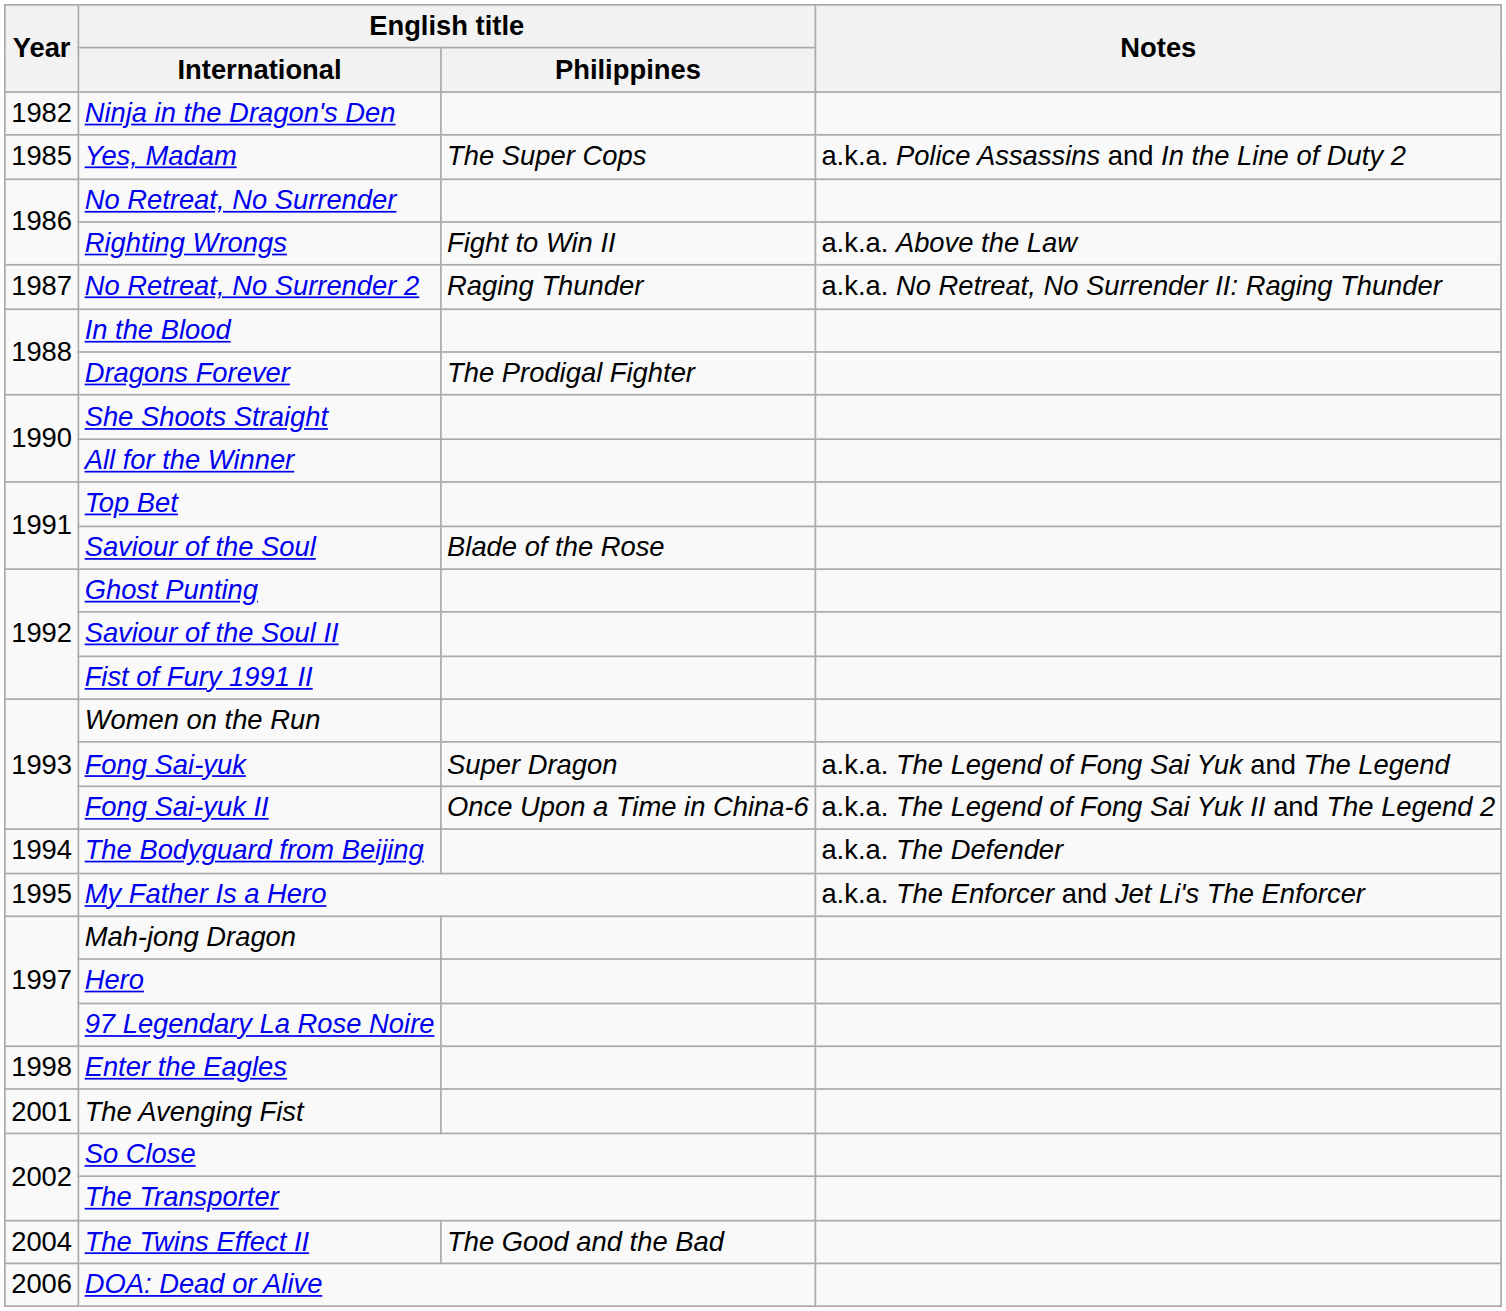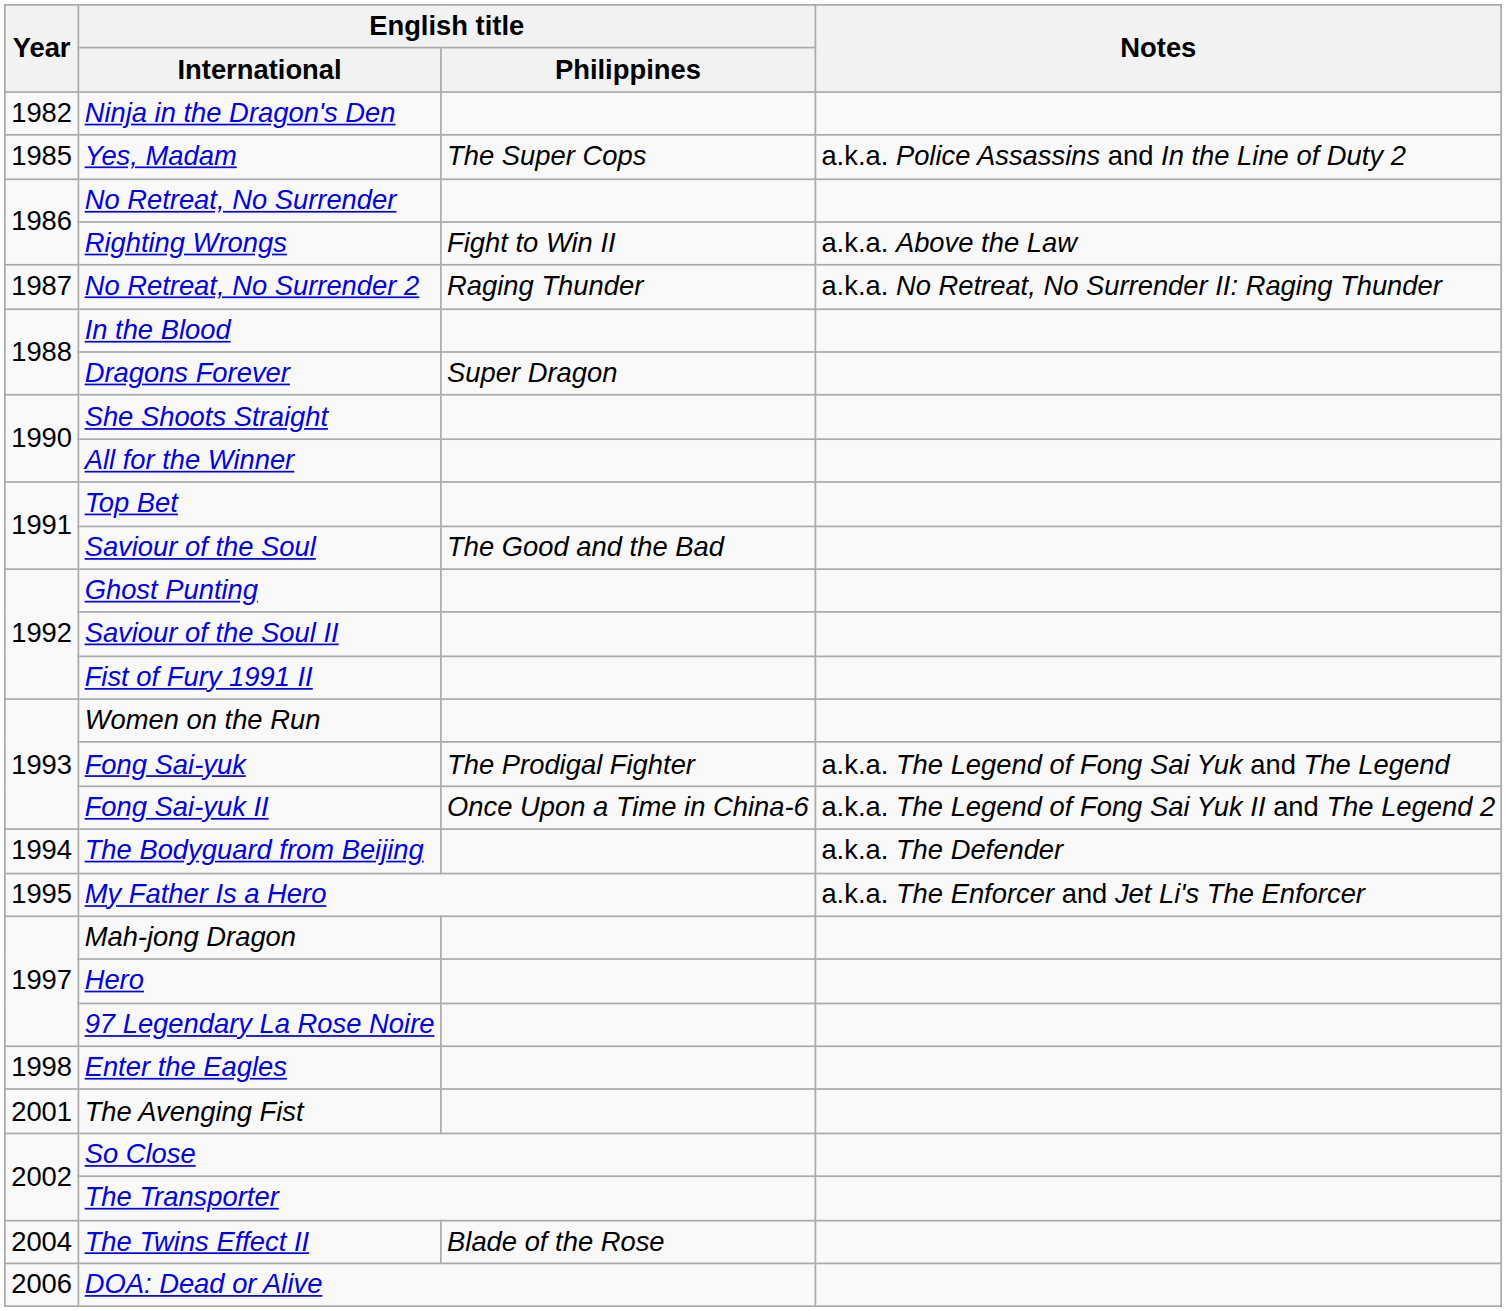(571, 373) The Prodigal Fighter -> (532, 373) Super Dragon
(556, 546) Blade of the Rose -> (586, 546) The Good and the Bad
(532, 763) Super Dragon -> (571, 763) The Prodigal Fighter
(586, 1241) The Good and the Bad -> (556, 1241) Blade of the Rose
